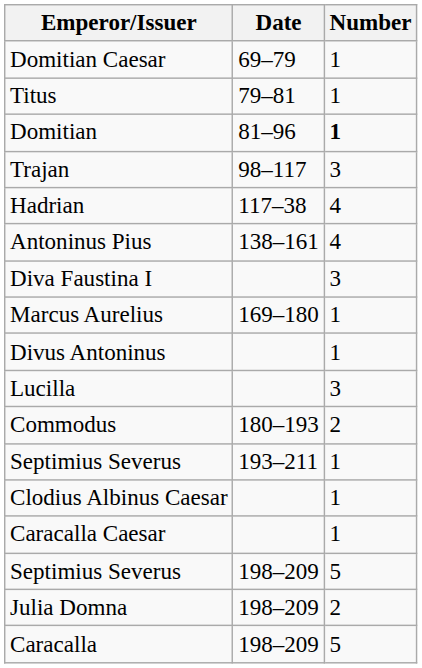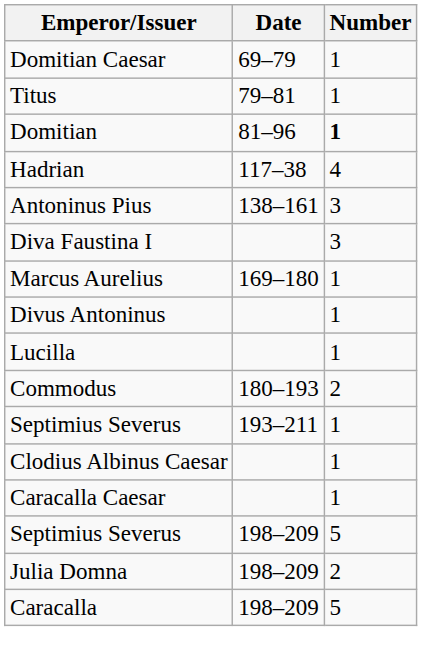- row: (40, 168)
(335, 242) 4 -> (335, 205) 3
(335, 388) 3 -> (335, 351) 1
